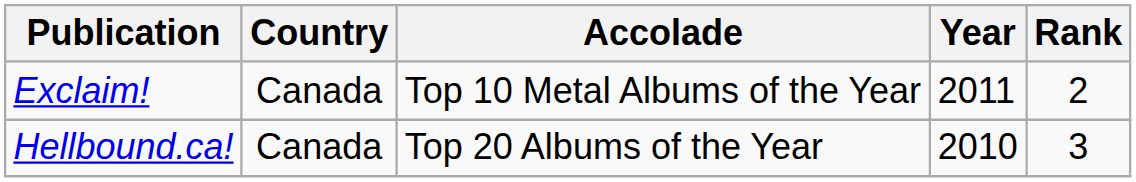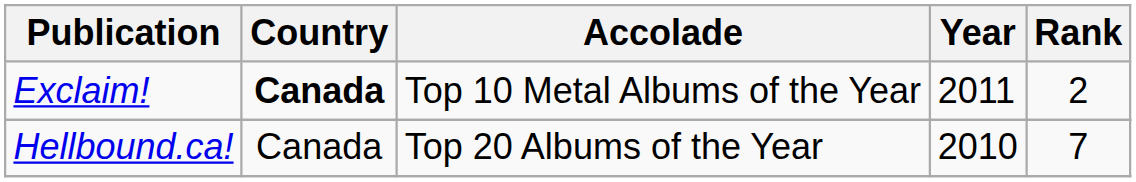(319, 90) normal -> (319, 90) bold
(1078, 147) 3 -> (1078, 147) 7
